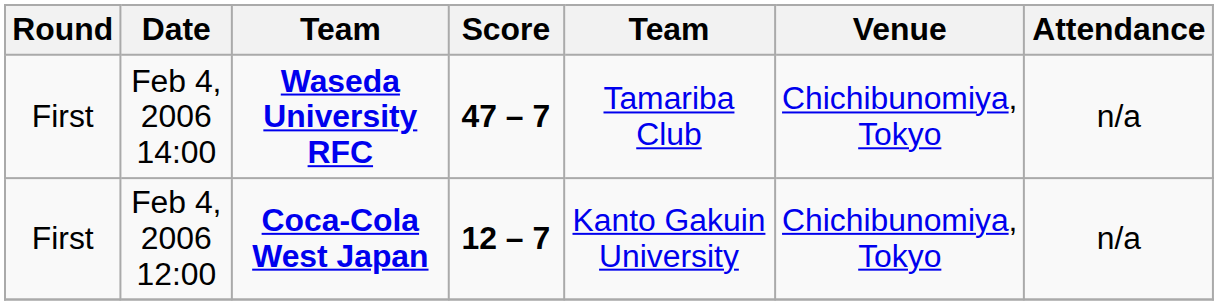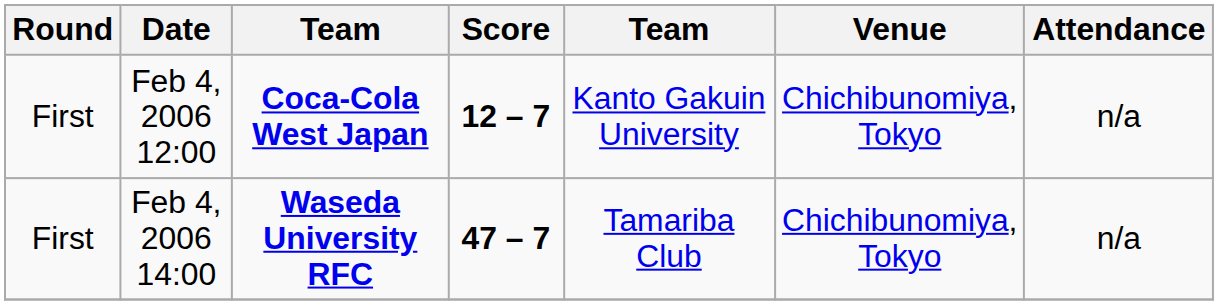rows swapped: (176, 238) <-> (176, 116)
